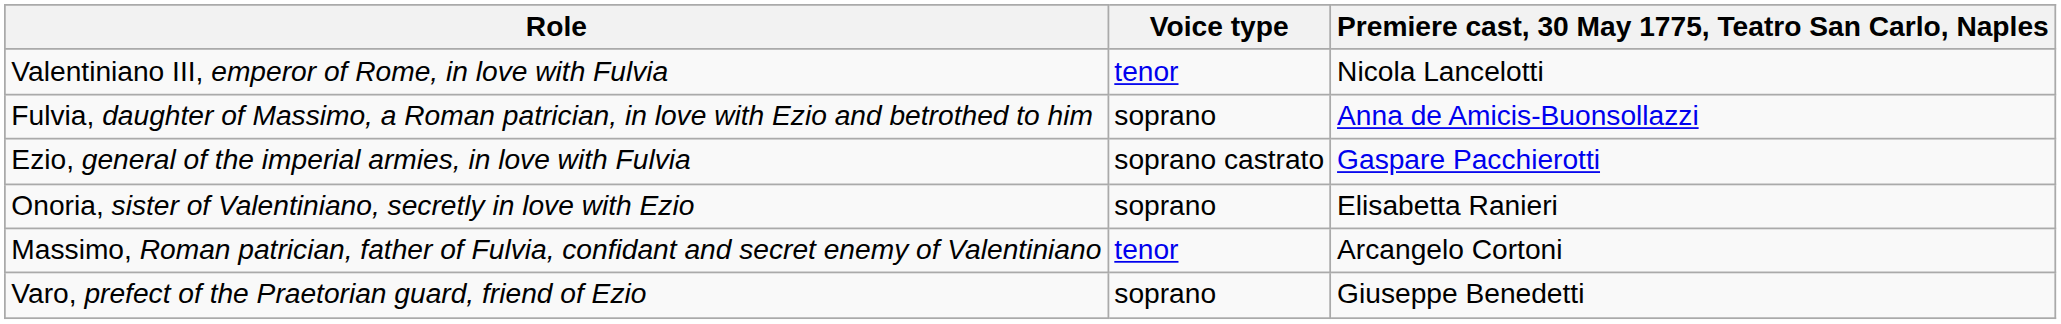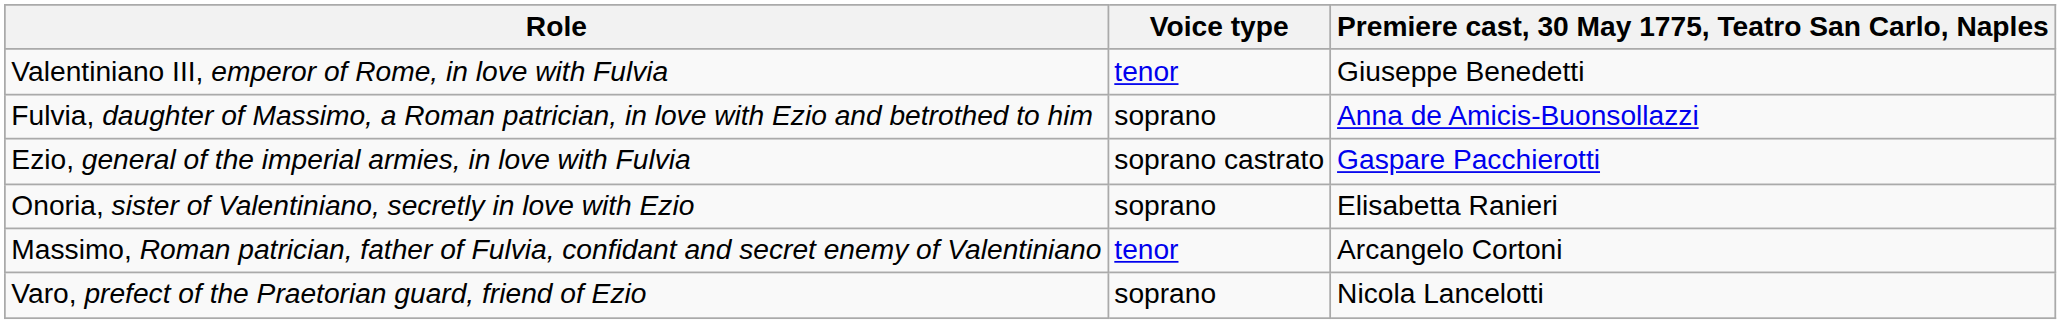(1440, 71) Nicola Lancelotti -> (1461, 71) Giuseppe Benedetti
(1461, 294) Giuseppe Benedetti -> (1440, 294) Nicola Lancelotti
